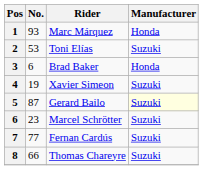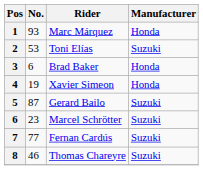(146, 84) Suzuki -> (145, 84) Honda
(146, 102) lightyellow background -> (146, 102) no background
(33, 155) 66 -> (33, 155) 46
